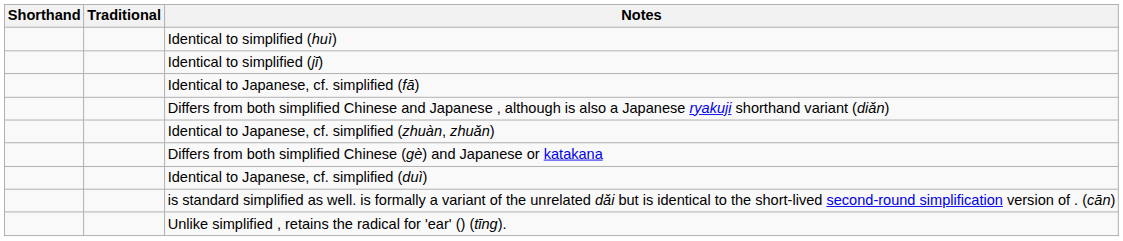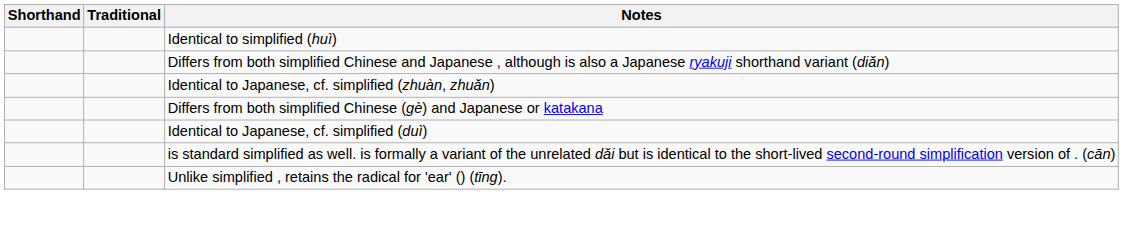- row: (245, 62)
- row: (294, 85)
